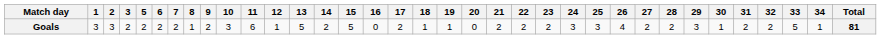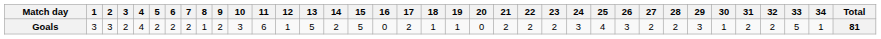+ column: (141, 11)
(598, 26) 3 -> (603, 26) 4
(622, 26) 4 -> (627, 26) 3
